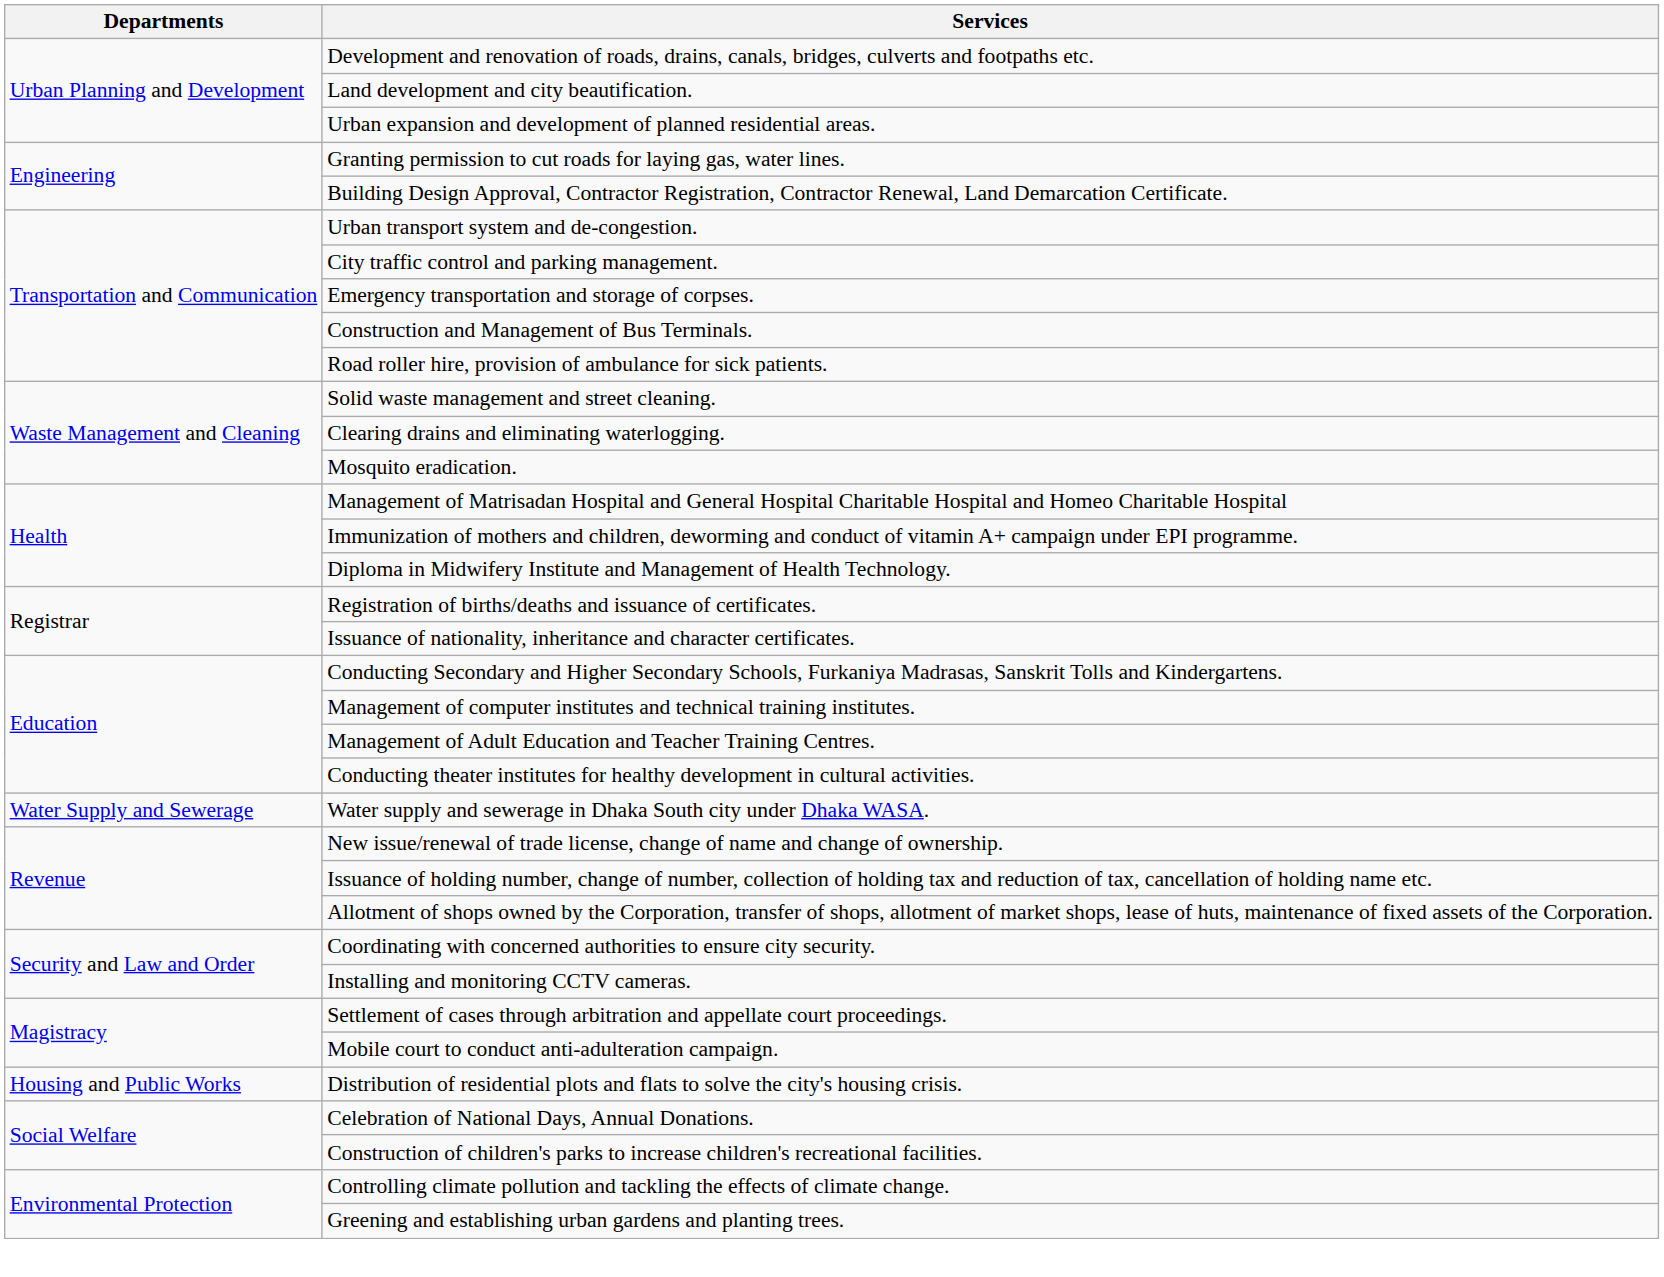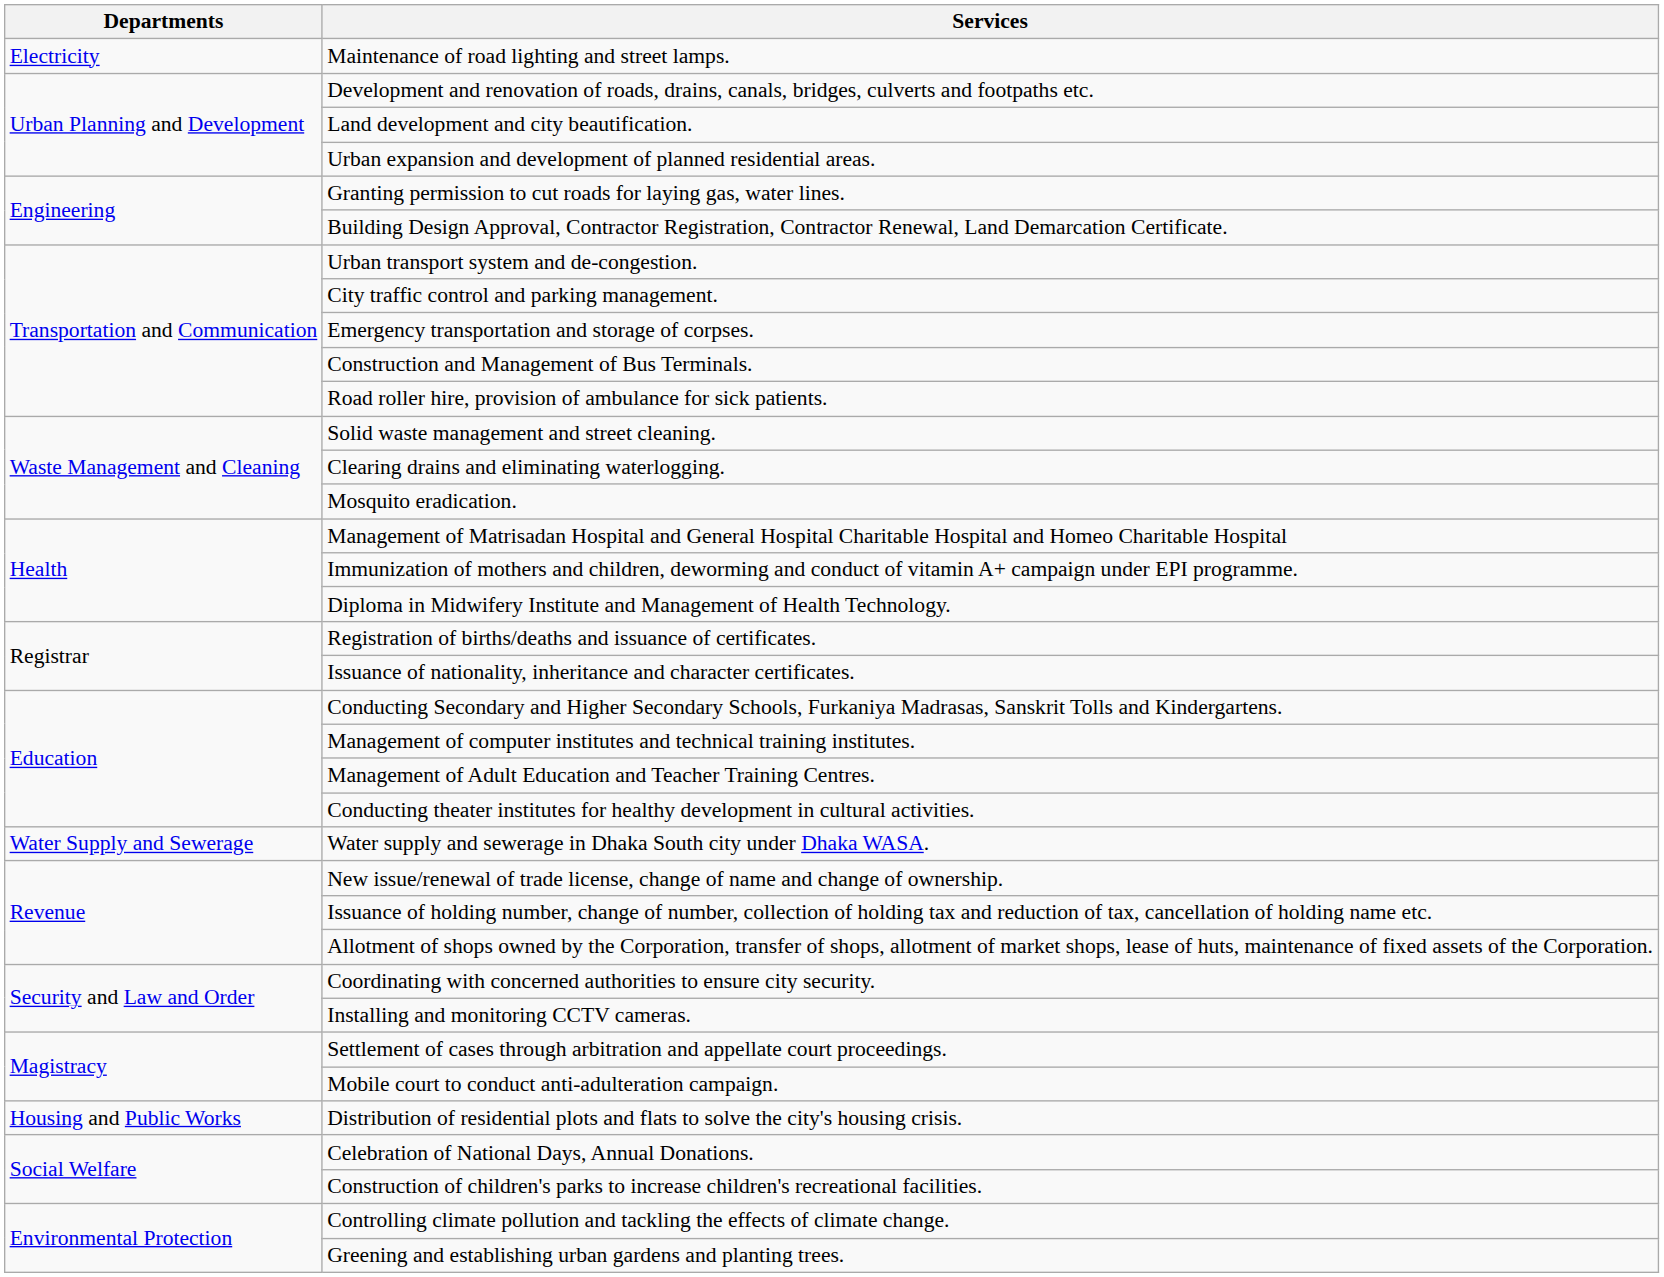+ row: (528, 55)
